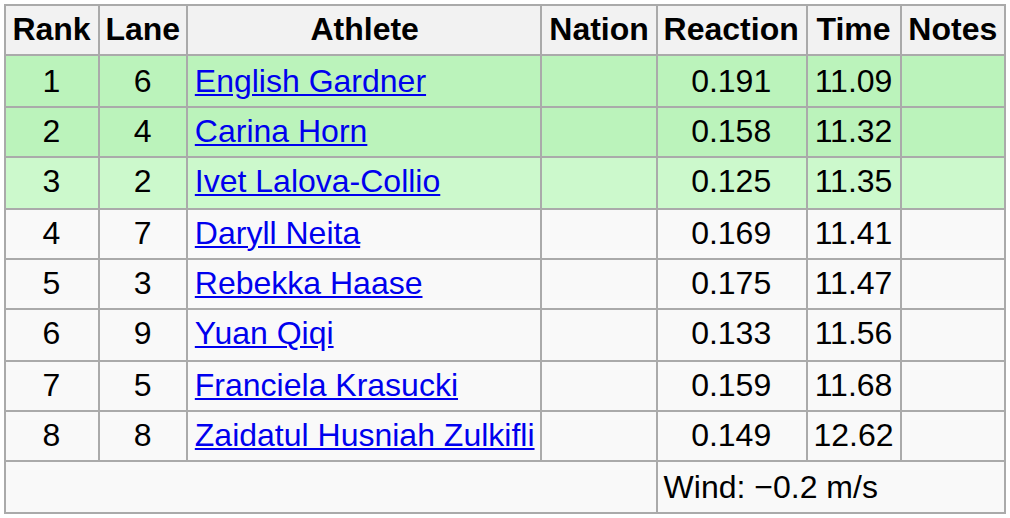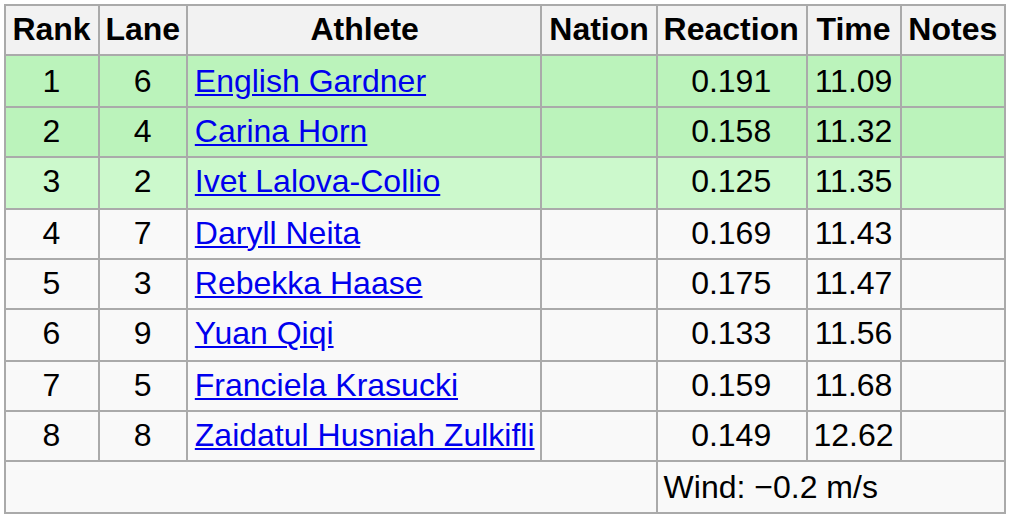(854, 232) 11.41 -> (854, 232) 11.43
